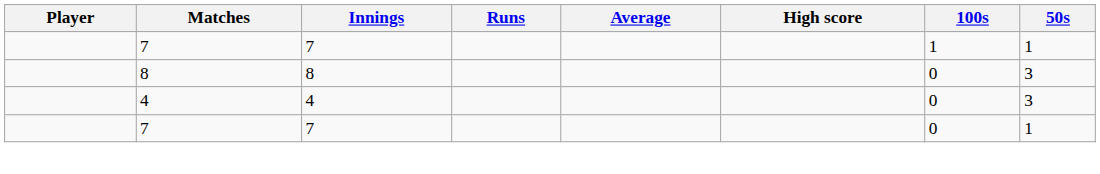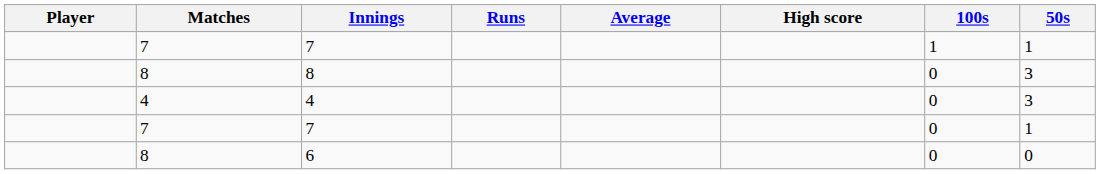+ row: (144, 155)
